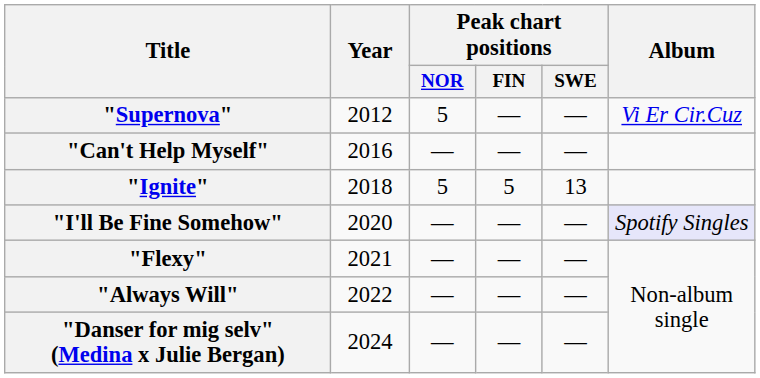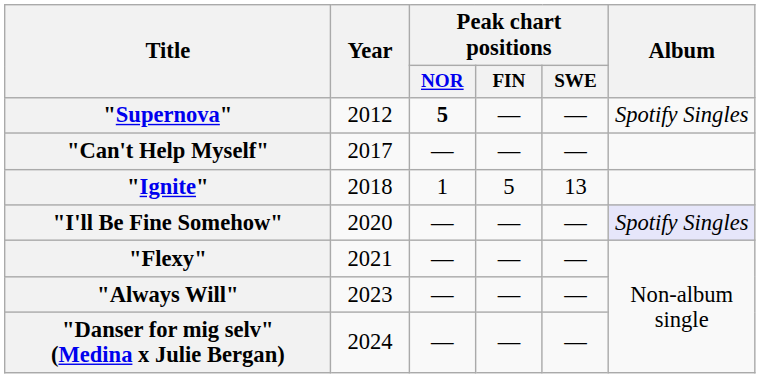(442, 115) normal -> (442, 115) bold
(682, 115) Vi Er Cir.Cuz -> (682, 115) Spotify Singles
(370, 150) 2016 -> (370, 150) 2017
(442, 186) 5 -> (442, 186) 1
(370, 294) 2022 -> (370, 294) 2023
